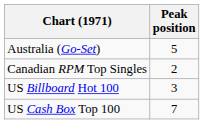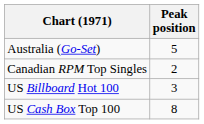(174, 108) 7 -> (174, 108) 8
